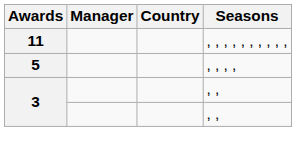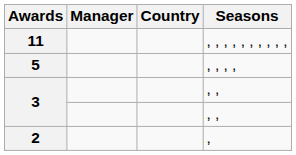+ row: (36, 138)
